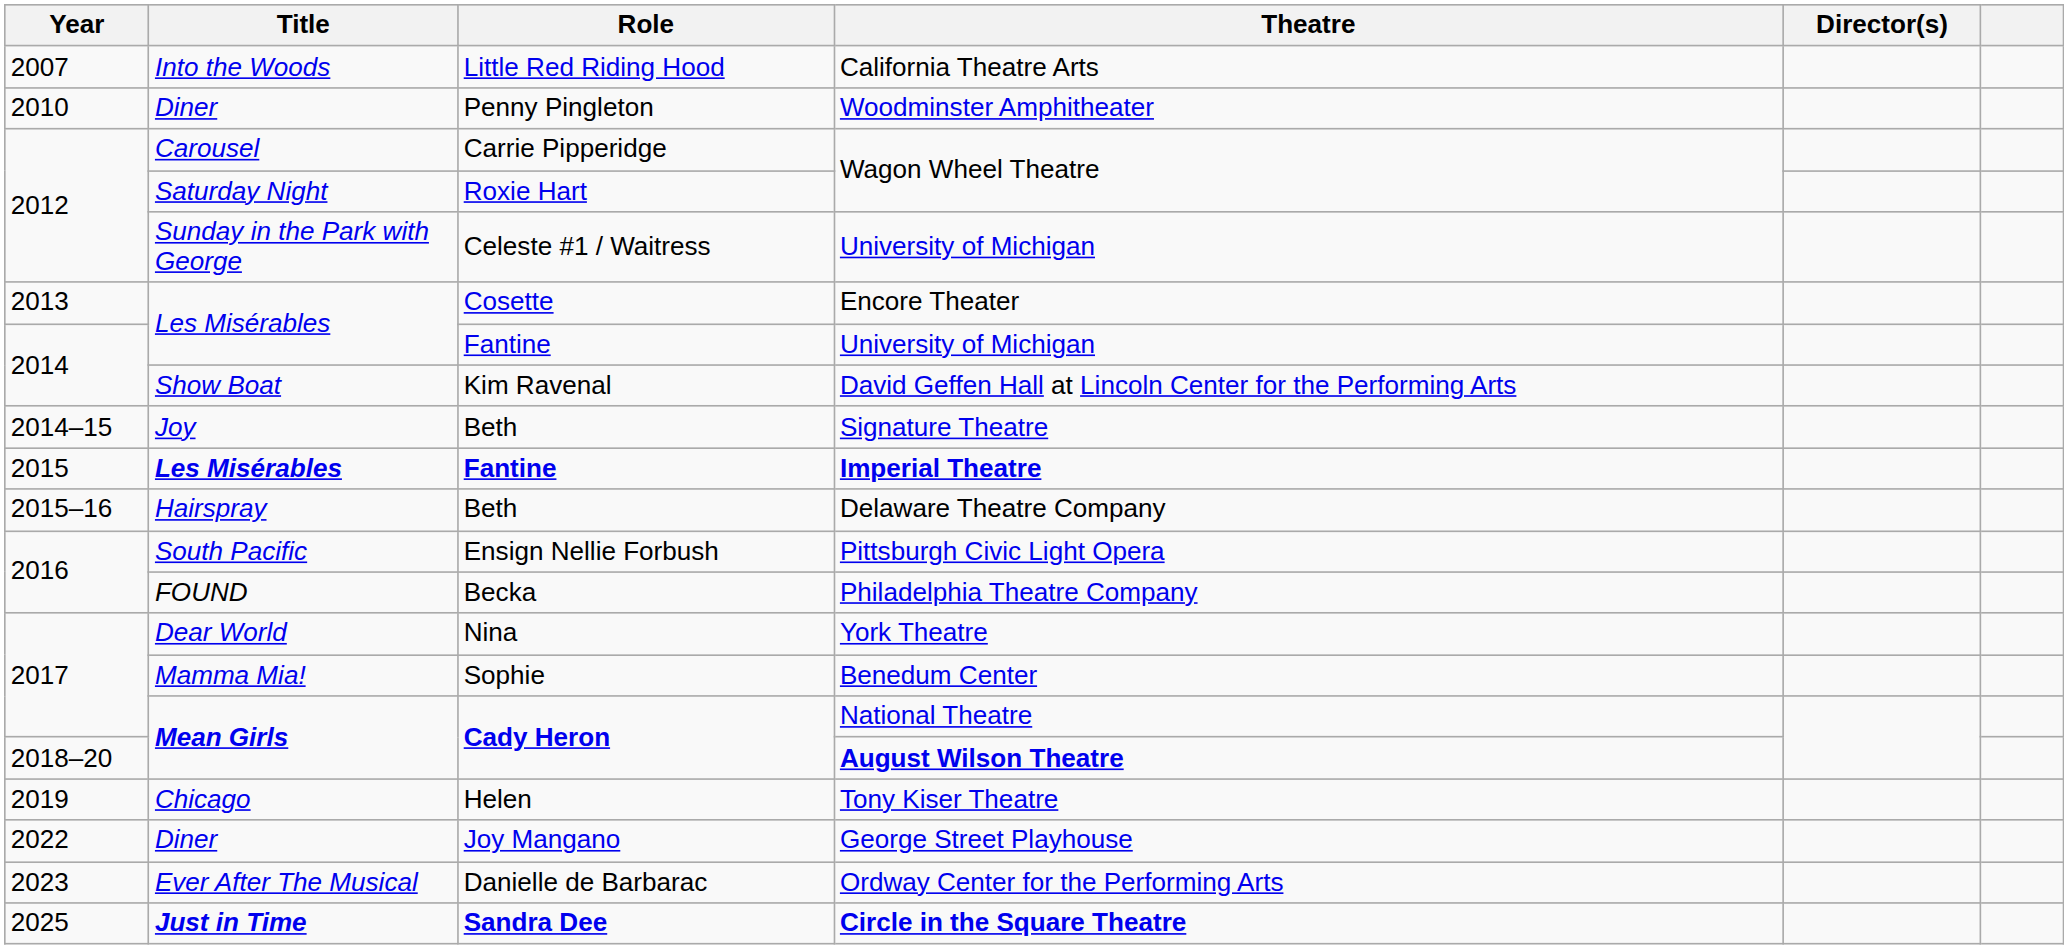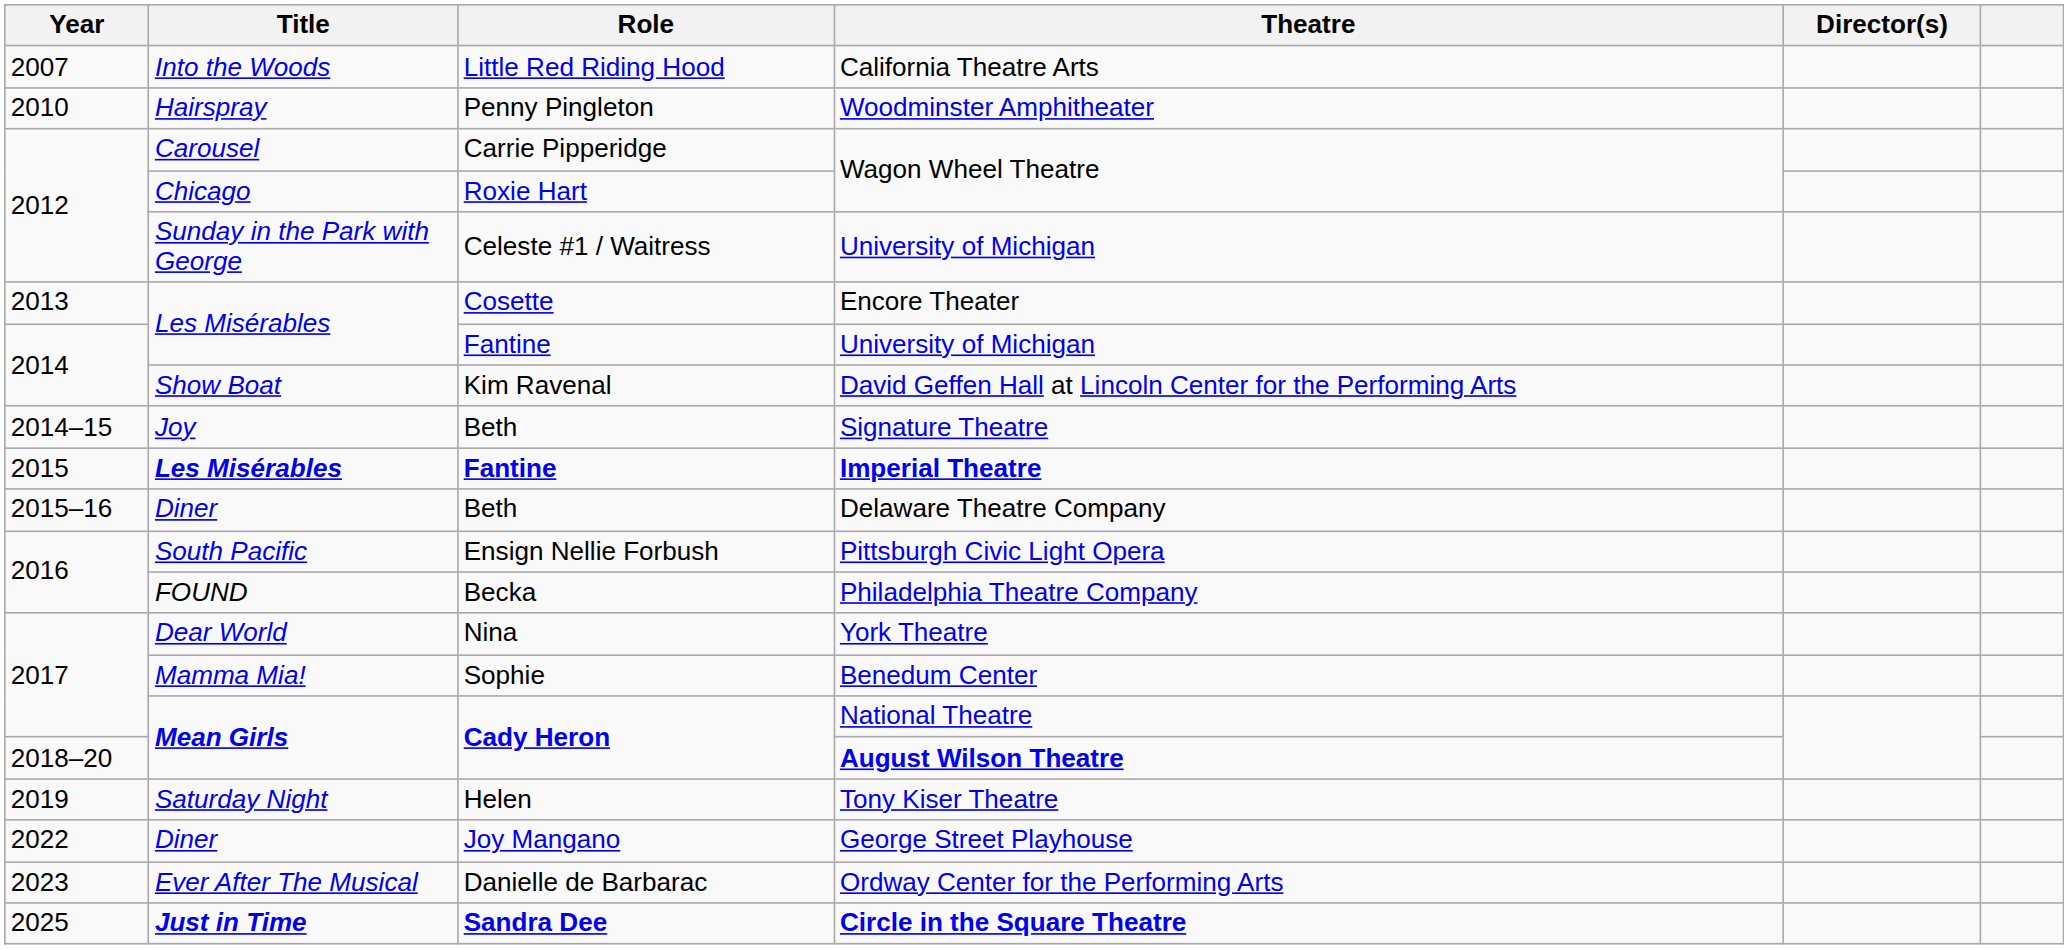(186, 107) Diner -> (211, 107) Hairspray
(241, 190) Saturday Night -> (203, 190) Chicago
(211, 509) Hairspray -> (186, 509) Diner
(203, 799) Chicago -> (241, 799) Saturday Night
